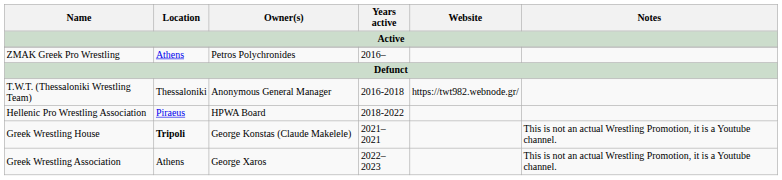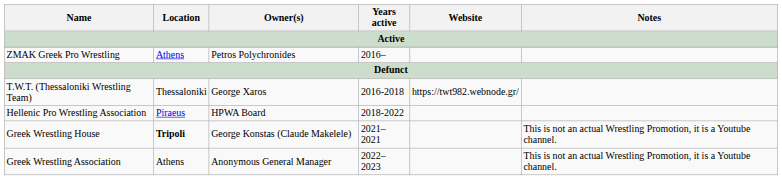(271, 92) Anonymous General Manager -> (239, 92) George Xaros
(239, 161) George Xaros -> (271, 161) Anonymous General Manager
